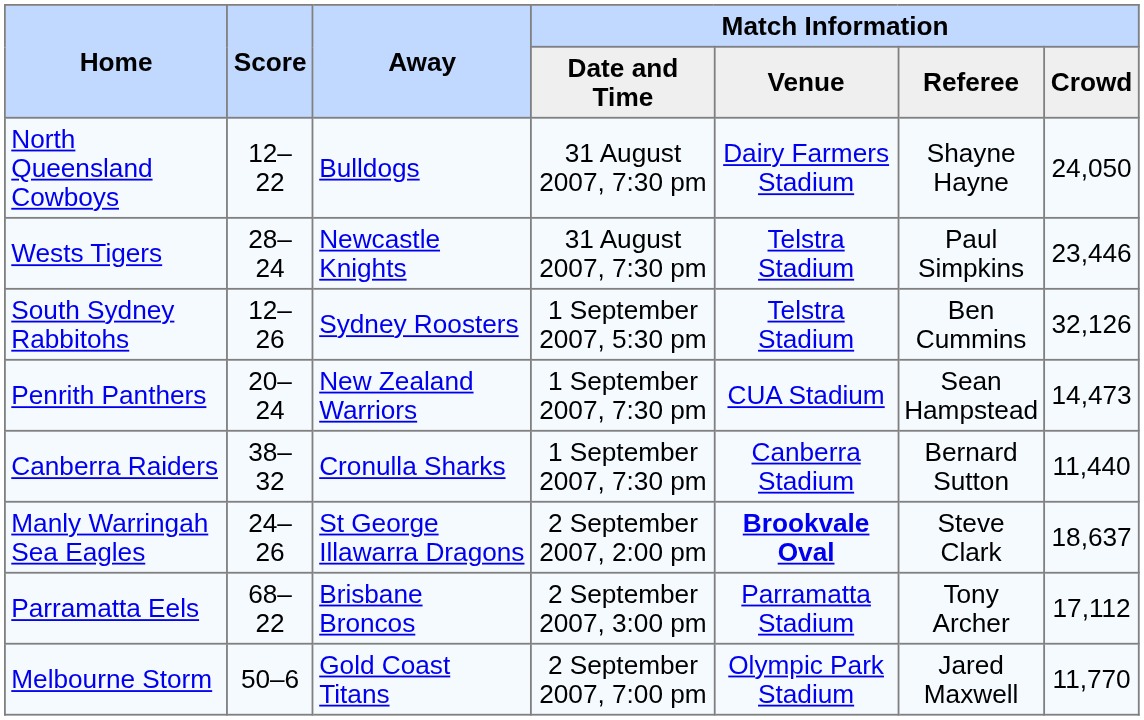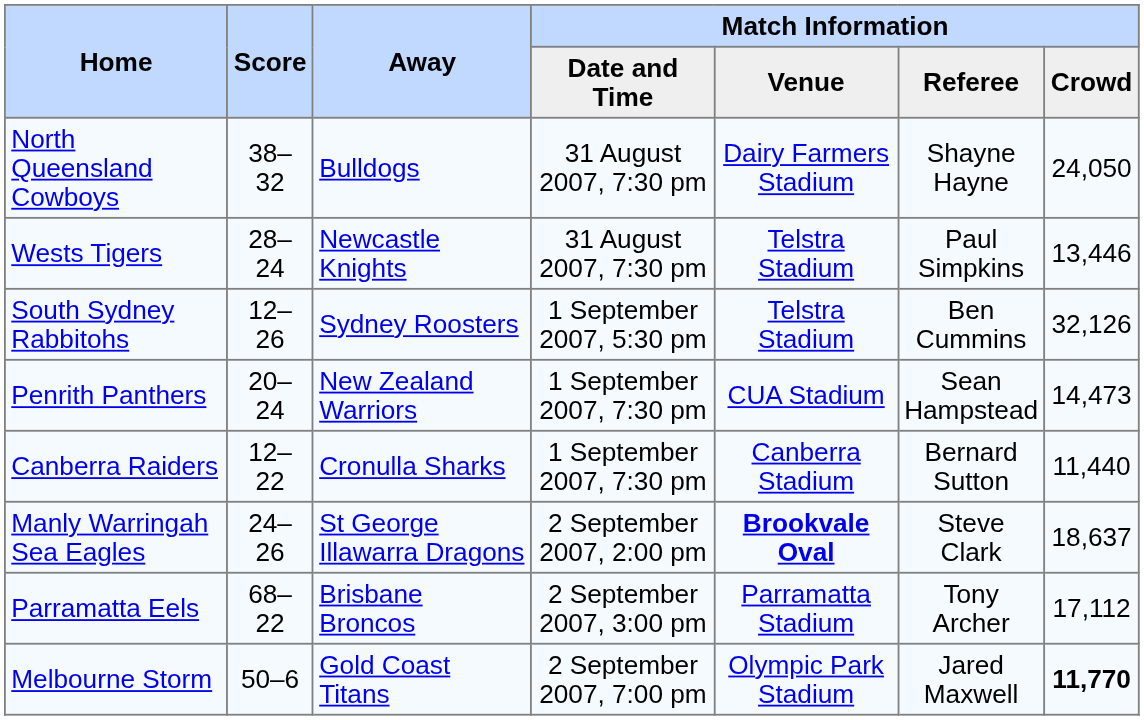(270, 168) 12–22 -> (270, 168) 38–32
(1092, 253) 23,446 -> (1092, 253) 13,446
(270, 466) 38–32 -> (270, 466) 12–22
(1092, 679) normal -> (1092, 679) bold
